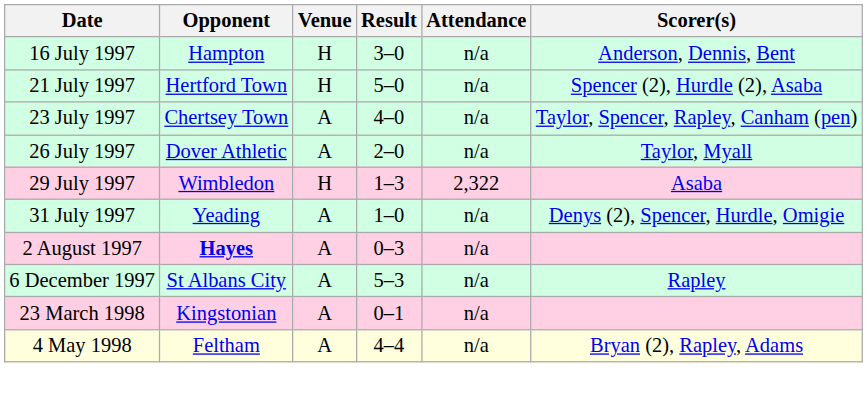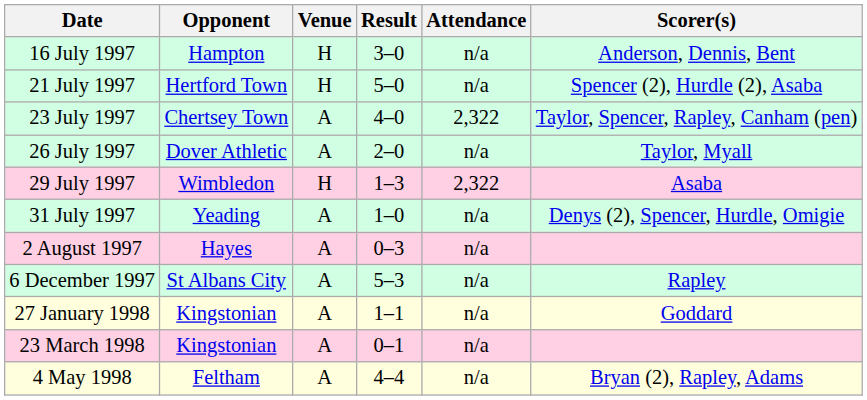(476, 118) n/a -> (476, 118) 2,322
(226, 248) bold -> (226, 248) normal
+ row: (82, 313)
